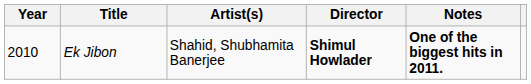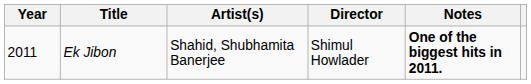(23, 52) 2010 -> (22, 52) 2011
(341, 52) bold -> (340, 52) normal
